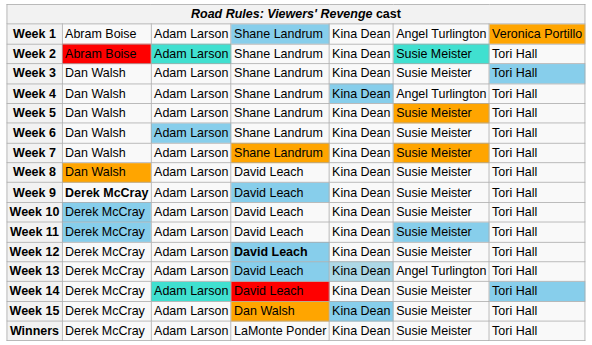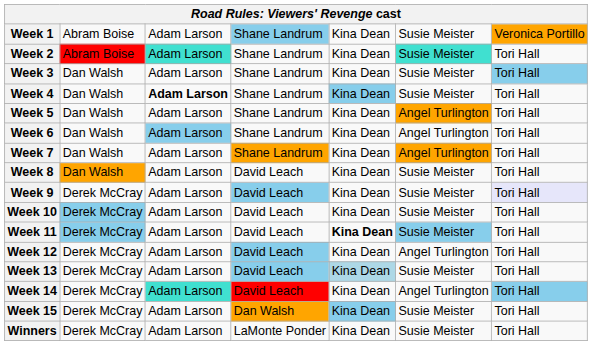(441, 34) Angel Turlington -> (436, 34) Susie Meister
(191, 93) normal -> (188, 93) bold
(441, 93) Angel Turlington -> (436, 93) Susie Meister
(434, 113) Susie Meister -> (444, 113) Angel Turlington
(434, 133) Susie Meister -> (444, 133) Angel Turlington
(434, 152) Susie Meister -> (444, 152) Angel Turlington
(107, 192) bold -> (103, 192) normal
(515, 192) no background -> (517, 192) lavender background
(361, 232) normal -> (362, 232) bold
(271, 251) bold -> (268, 251) normal
(434, 251) Susie Meister -> (444, 251) Angel Turlington
(441, 271) Angel Turlington -> (436, 271) Susie Meister
(434, 291) Susie Meister -> (444, 291) Angel Turlington
